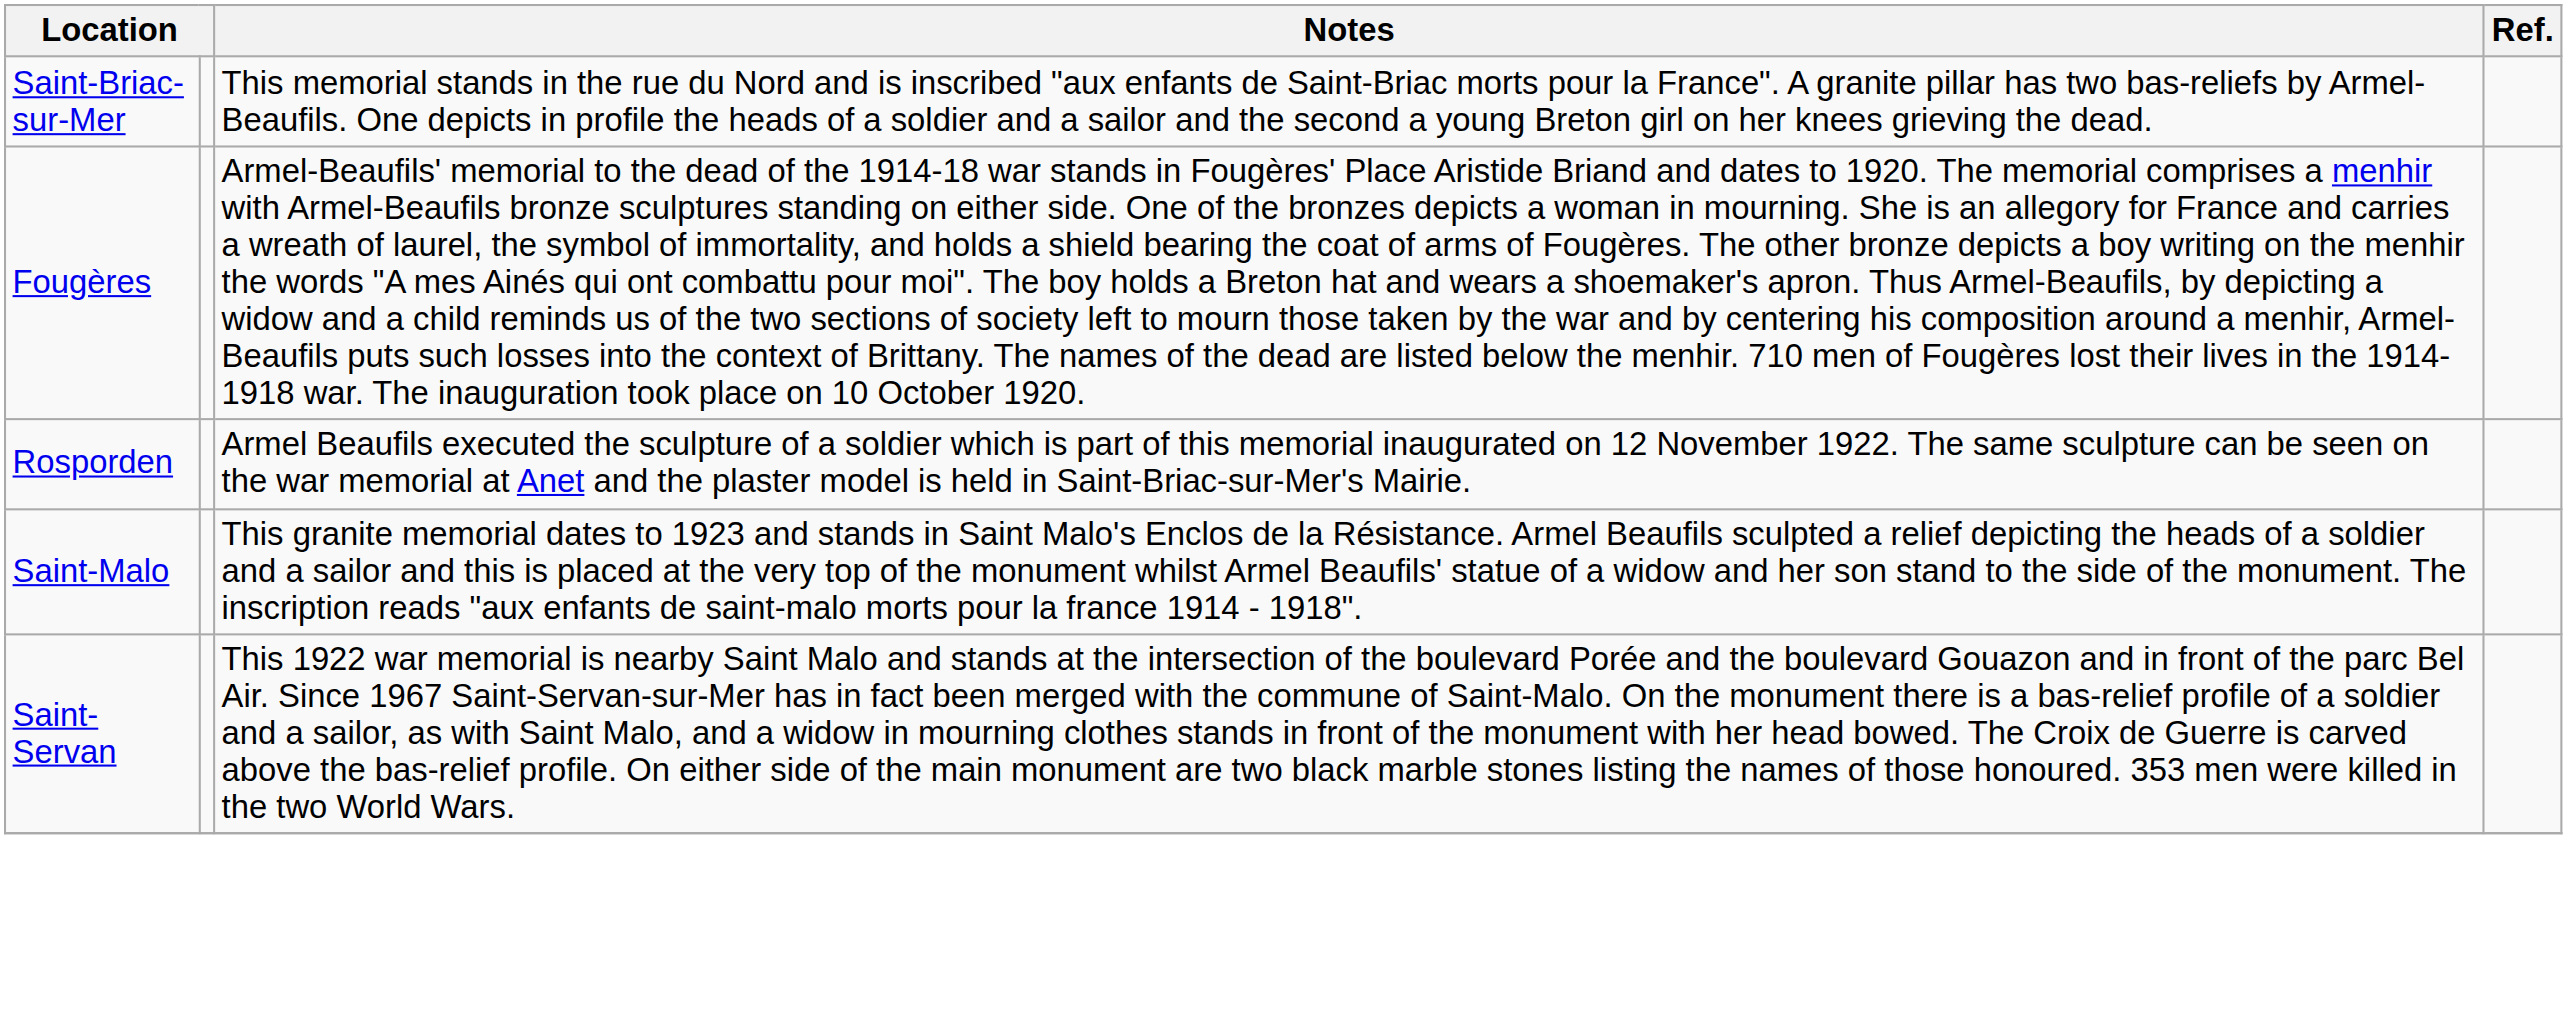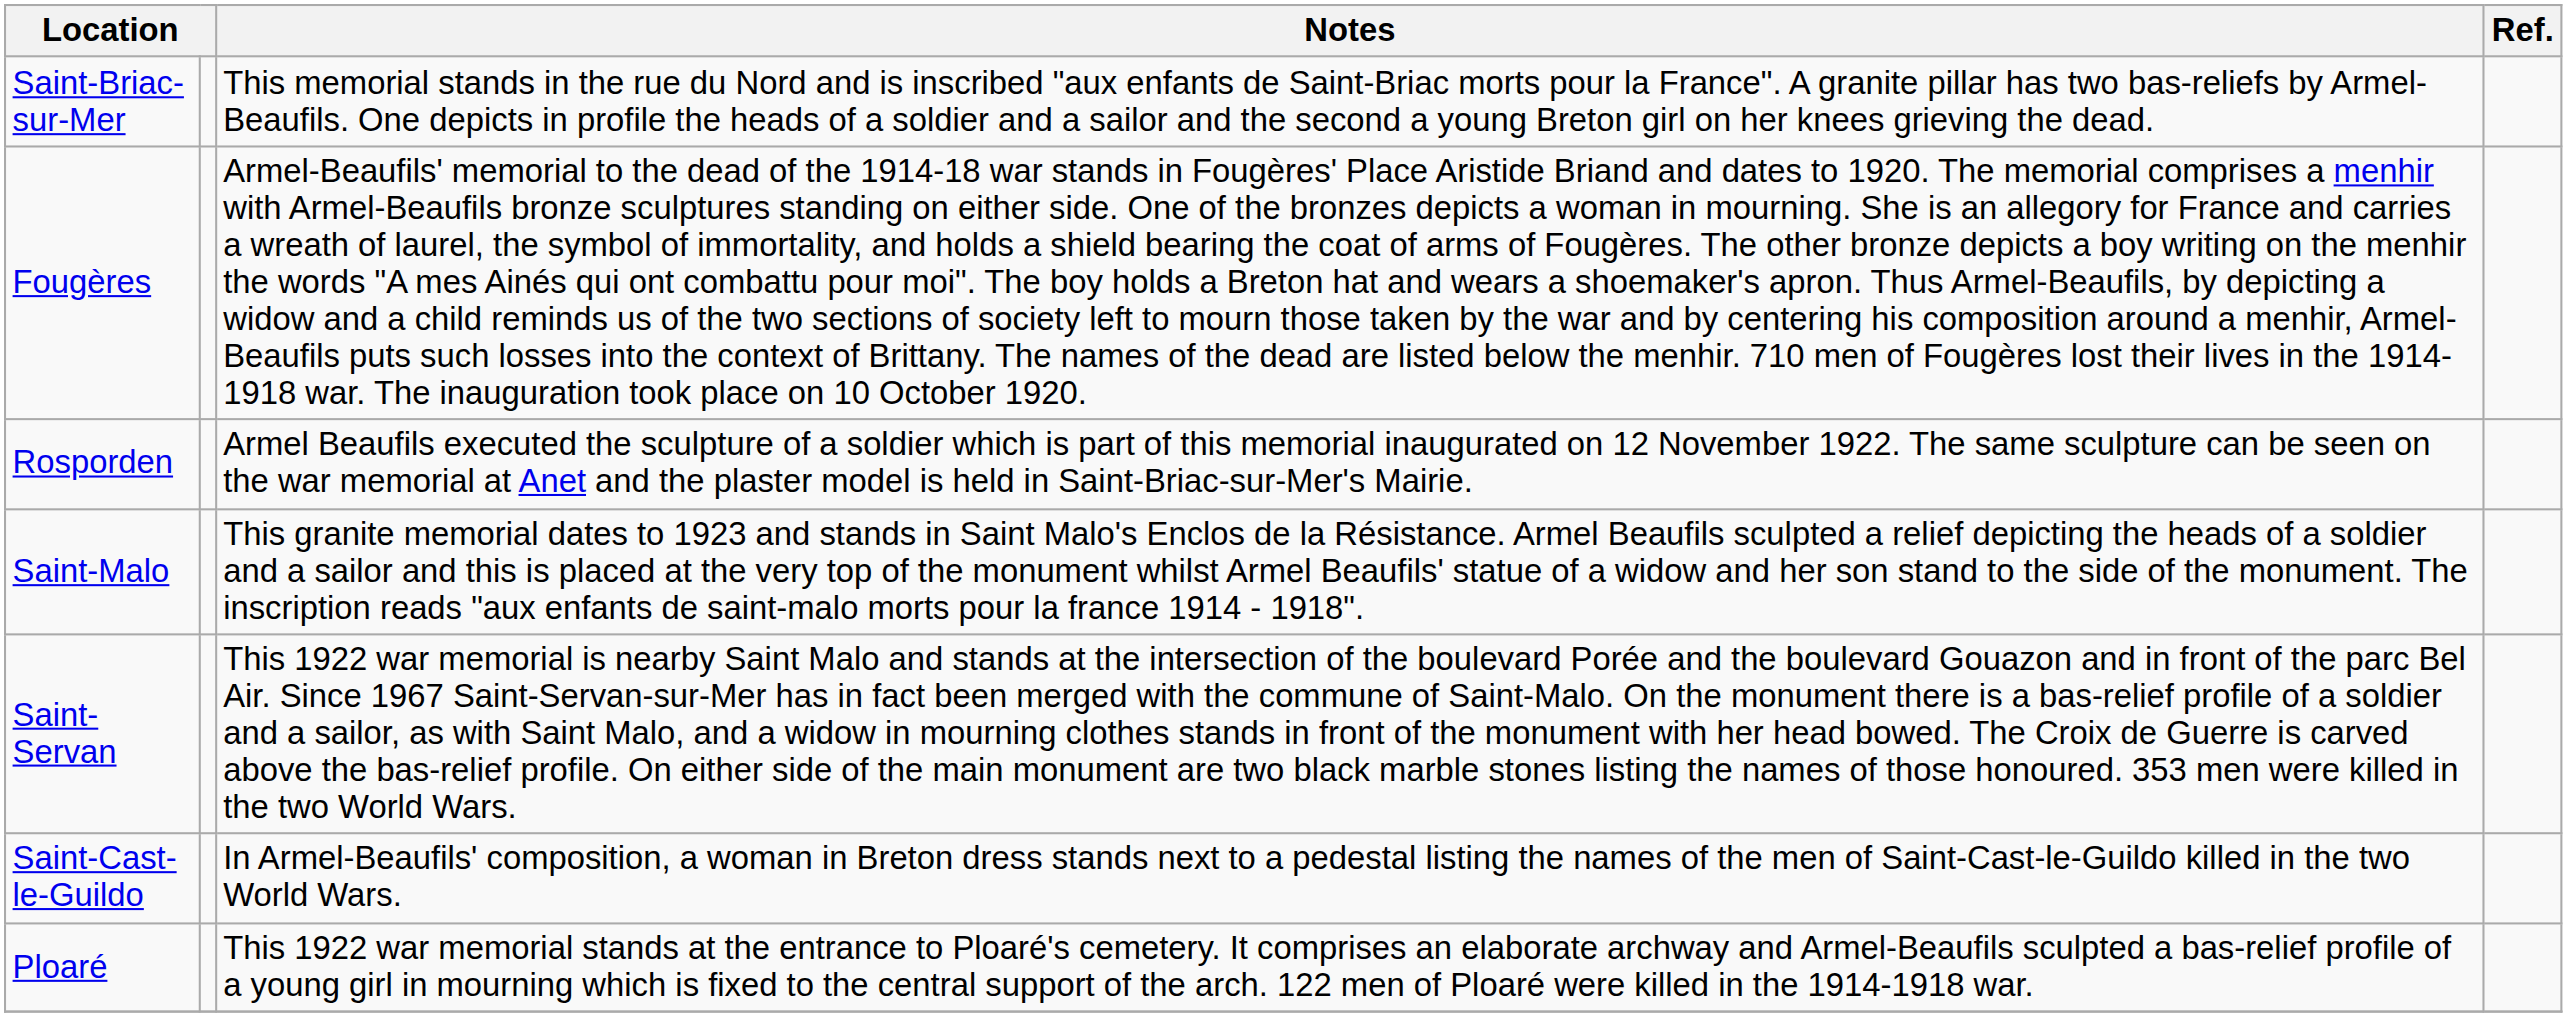+ row: (95, 877)
+ row: (60, 966)
